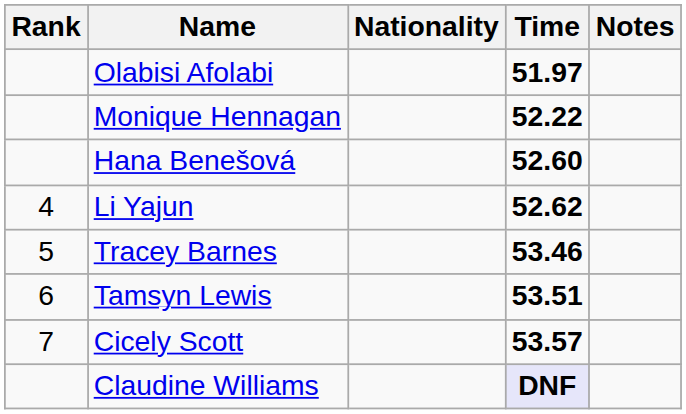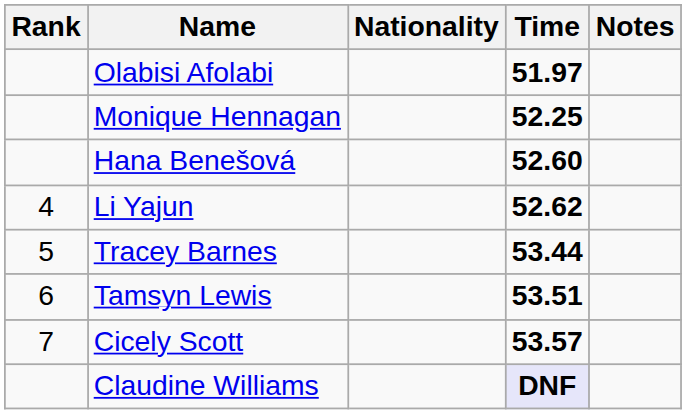(547, 116) 52.22 -> (547, 116) 52.25
(547, 251) 53.46 -> (547, 251) 53.44
